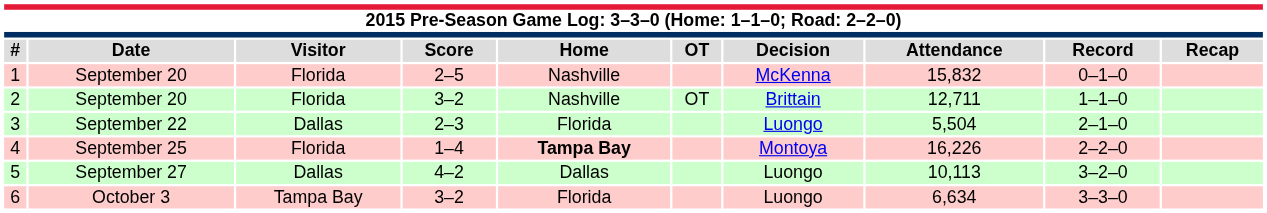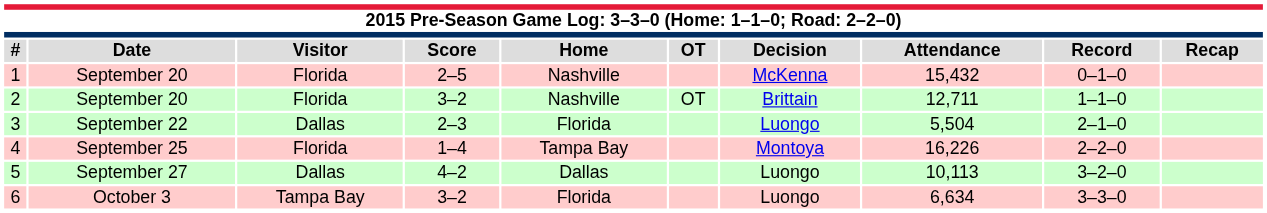(954, 75) 15,832 -> (952, 75) 15,432
(584, 148) bold -> (584, 148) normal
